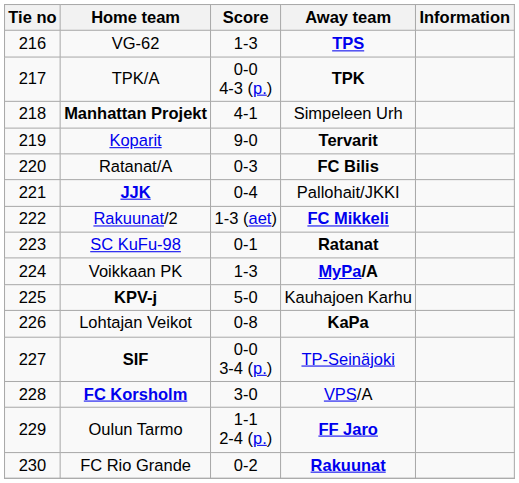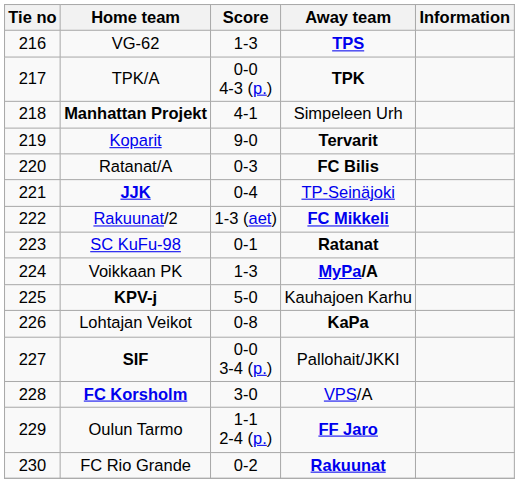(348, 192) Pallohait/JKKI -> (348, 192) TP-Seinäjoki
(348, 359) TP-Seinäjoki -> (348, 359) Pallohait/JKKI
